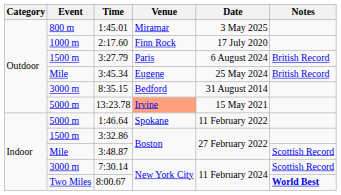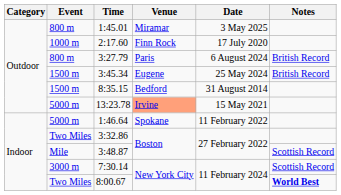(64, 58) 1500 m -> (62, 58) 800 m
(59, 74) Mile -> (64, 74) 1500 m
(64, 89) 3000 m -> (64, 89) 1500 m
(64, 136) 1500 m -> (70, 136) Two Miles
